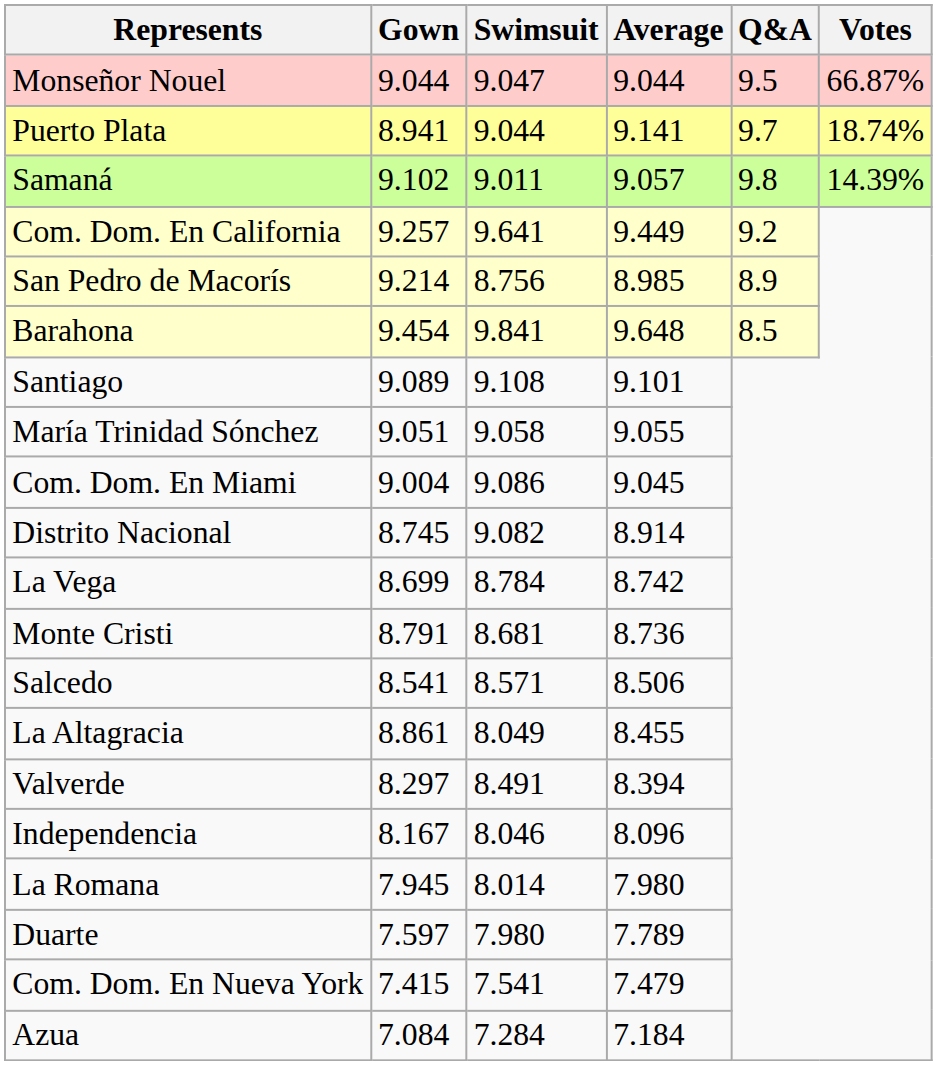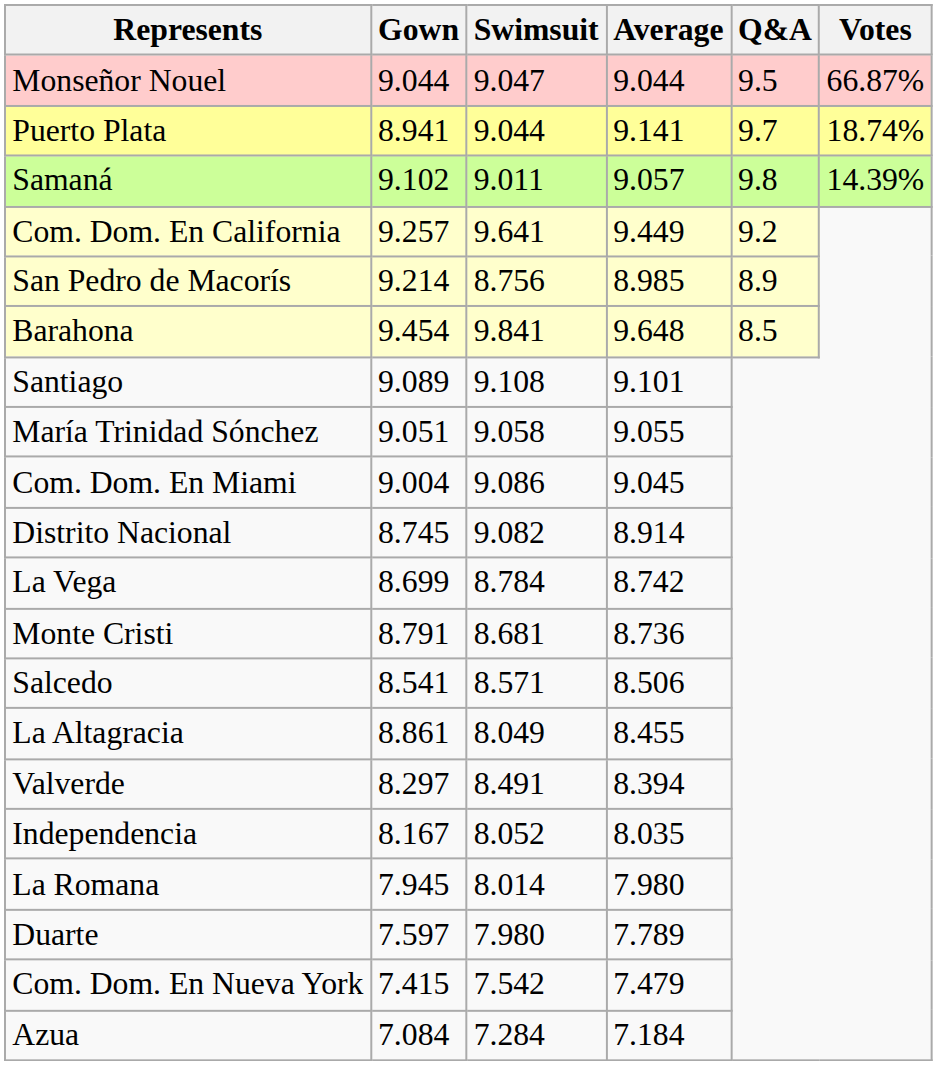(509, 833) 8.046 -> (509, 833) 8.052
(649, 833) 8.096 -> (649, 833) 8.035
(509, 984) 7.541 -> (509, 984) 7.542
